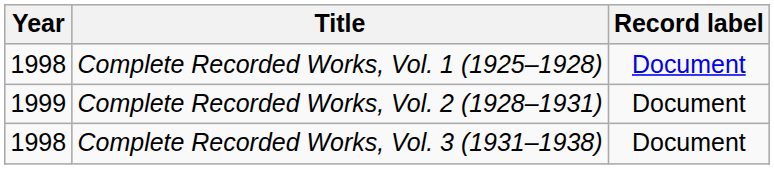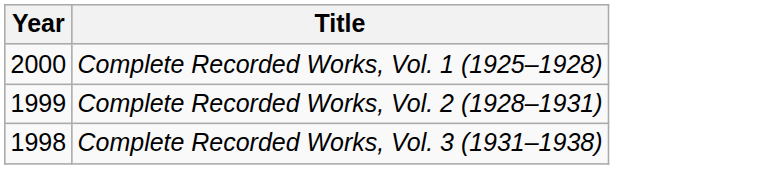- column: (689, 24)
(38, 63) 1998 -> (38, 63) 2000
